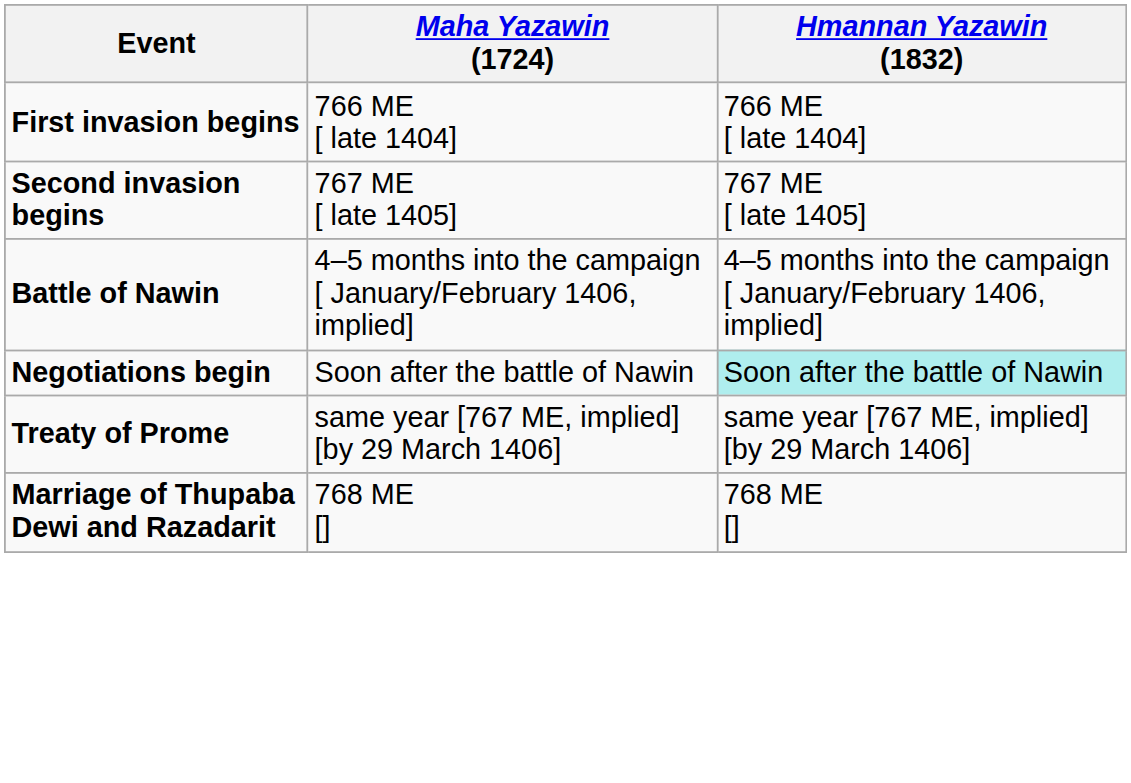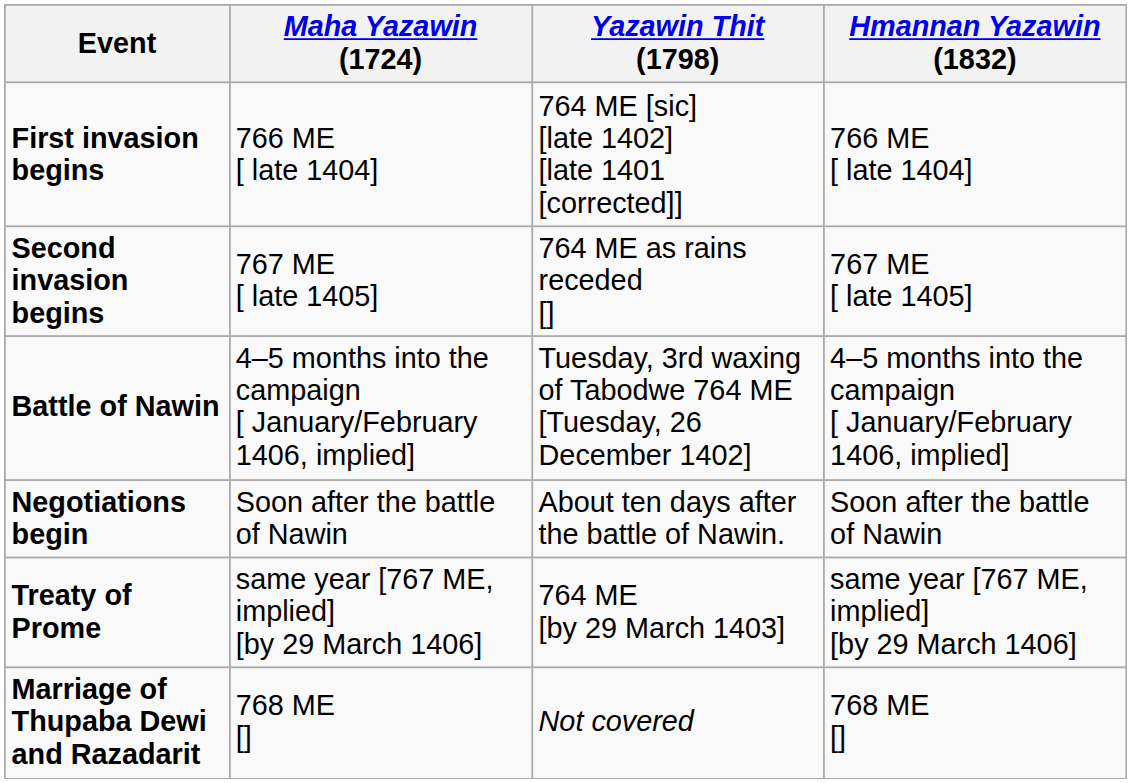+ column: (678, 43)
(913, 372) paleturquoise background -> (960, 517) no background
